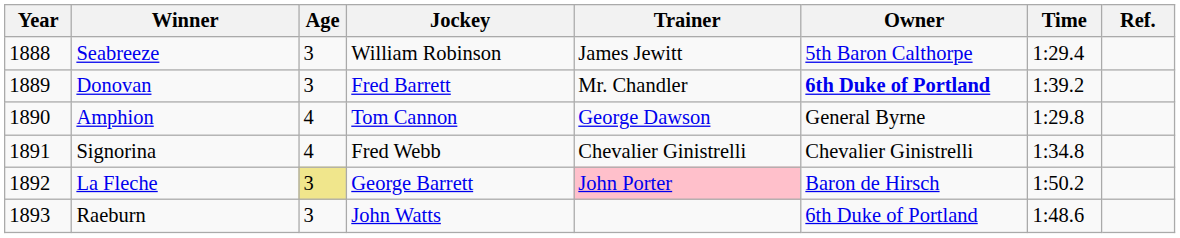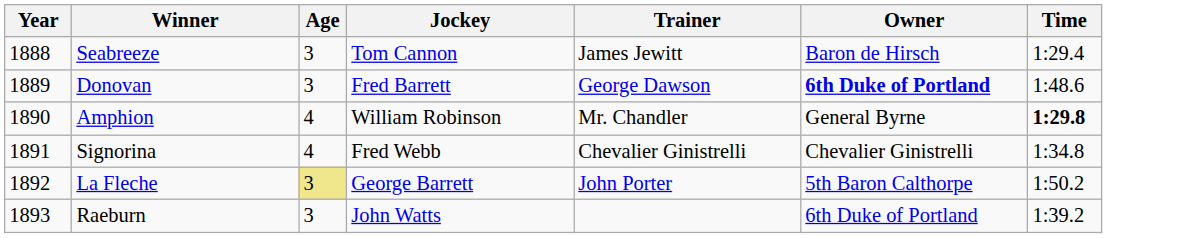- column: (1138, 20)
(426, 53) William Robinson -> (404, 53) Tom Cannon
(889, 53) 5th Baron Calthorpe -> (872, 53) Baron de Hirsch
(633, 85) Mr. Chandler -> (644, 85) George Dawson
(1058, 85) 1:39.2 -> (1058, 85) 1:48.6
(404, 118) Tom Cannon -> (426, 118) William Robinson
(644, 118) George Dawson -> (633, 118) Mr. Chandler
(1058, 118) normal -> (1059, 118) bold
(625, 183) pink background -> (625, 183) no background
(872, 183) Baron de Hirsch -> (889, 183) 5th Baron Calthorpe
(1058, 215) 1:48.6 -> (1058, 215) 1:39.2
